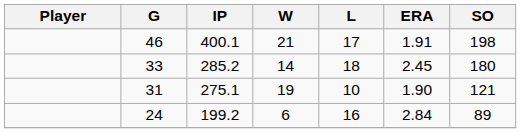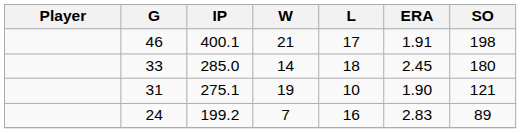(220, 66) 285.2 -> (220, 66) 285.0
(286, 115) 6 -> (286, 115) 7
(417, 115) 2.84 -> (417, 115) 2.83
